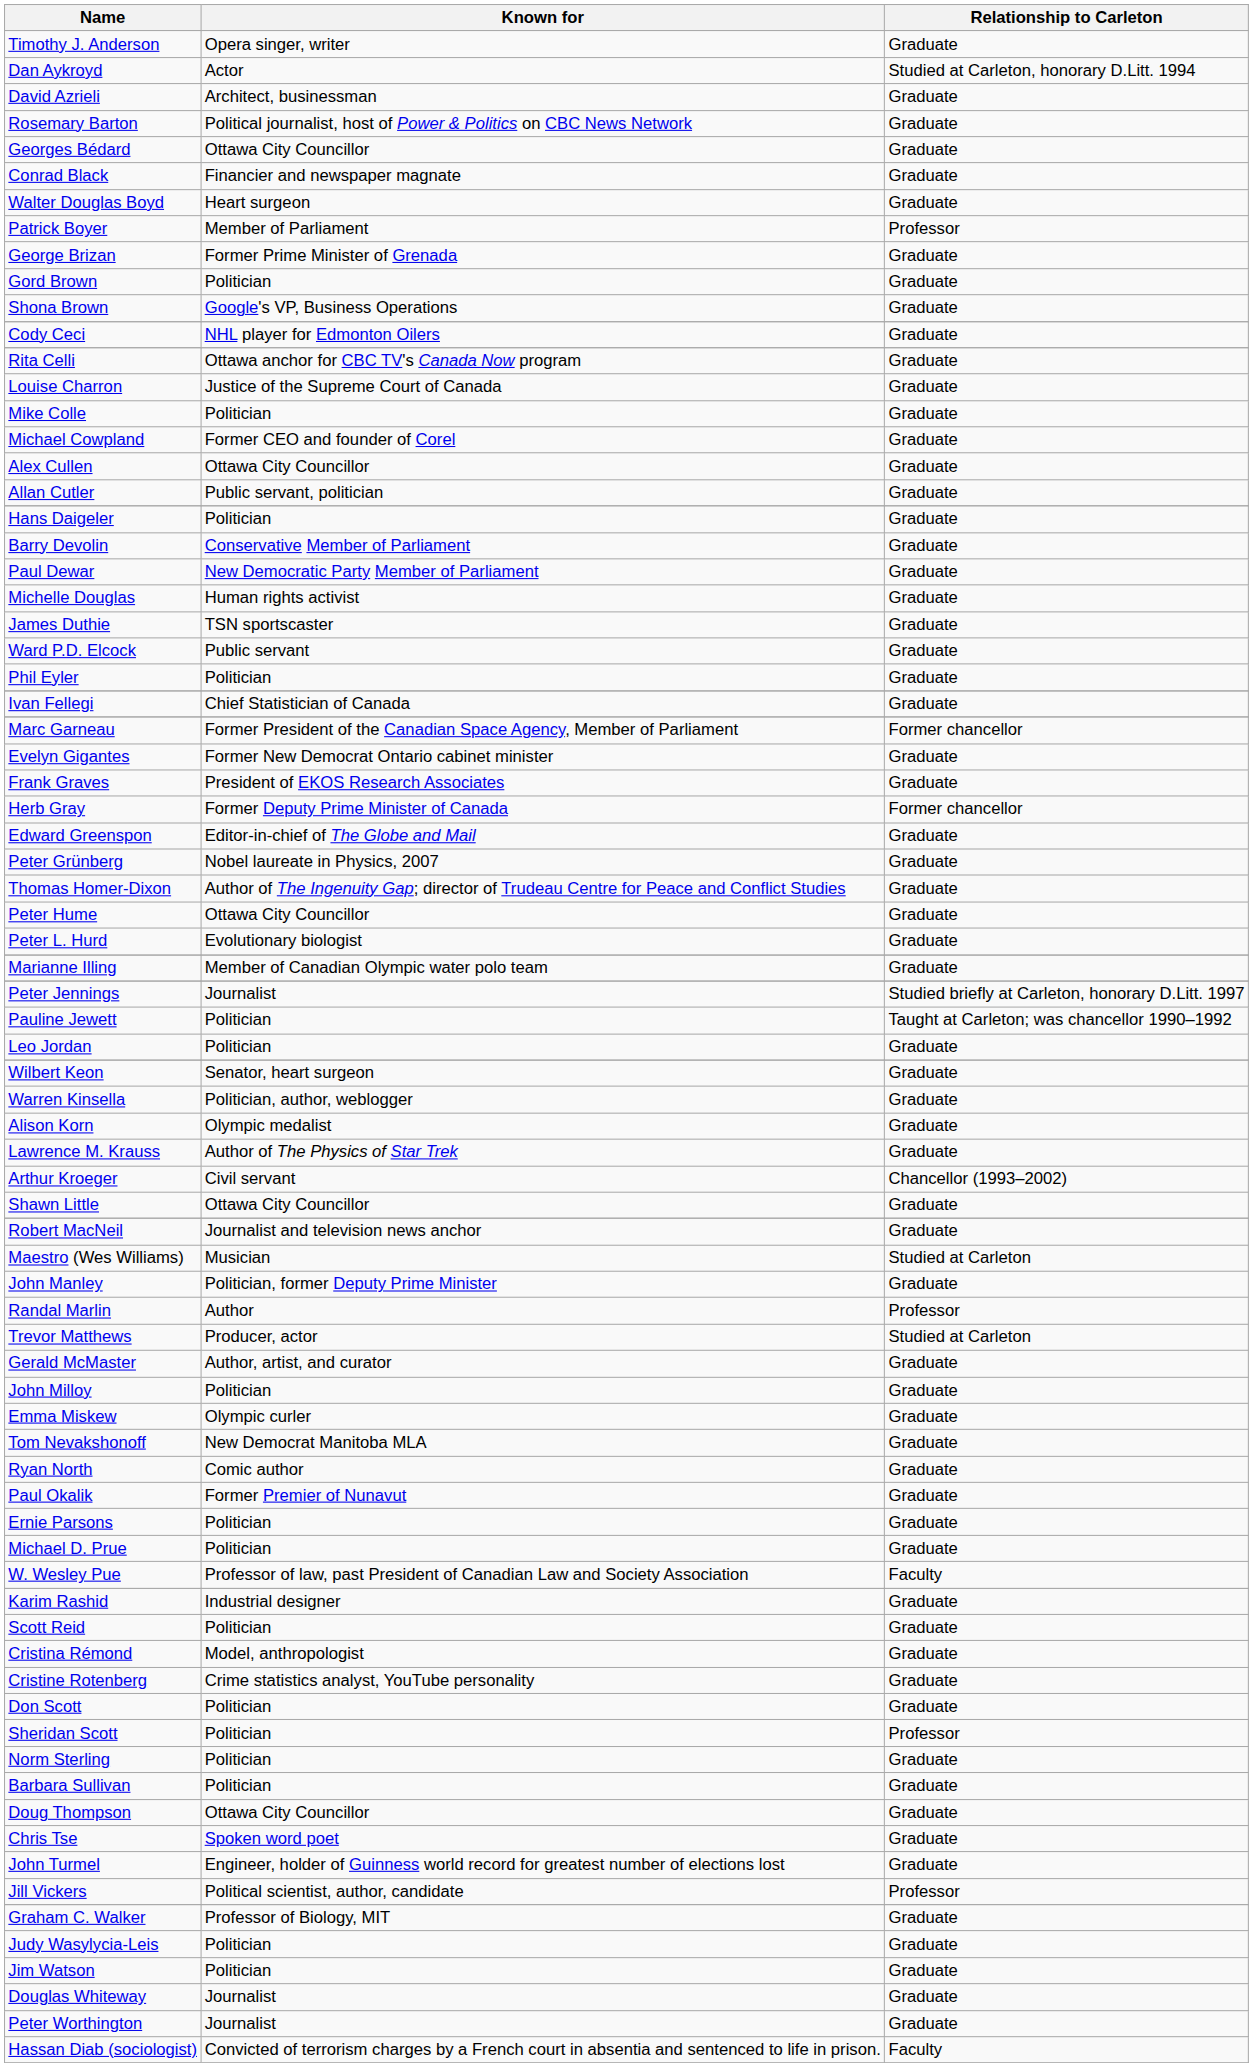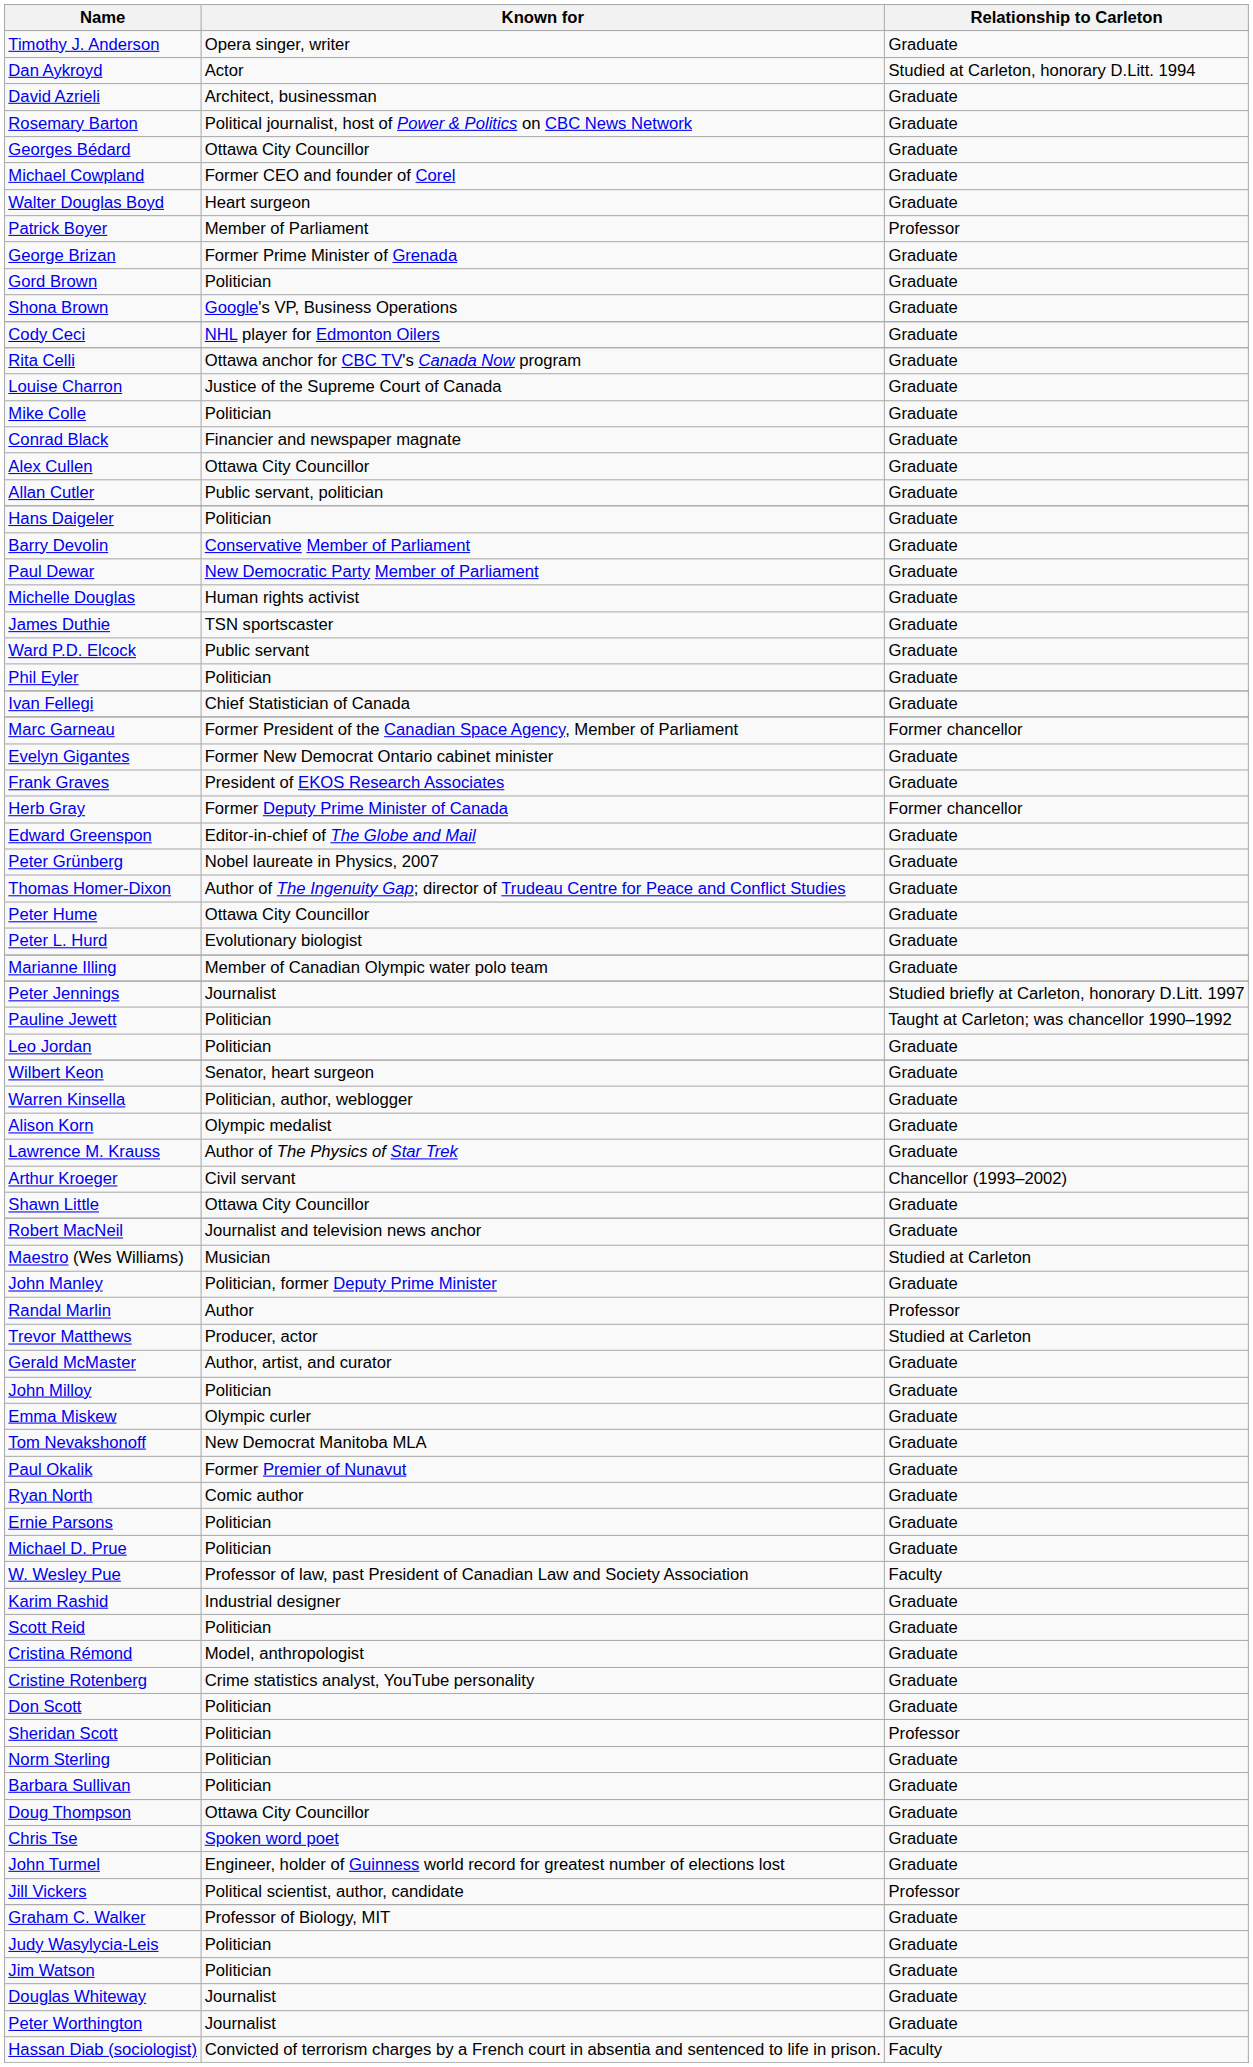rows swapped: (58, 176) <-> (76, 439)
rows swapped: (50, 1469) <-> (50, 1495)
